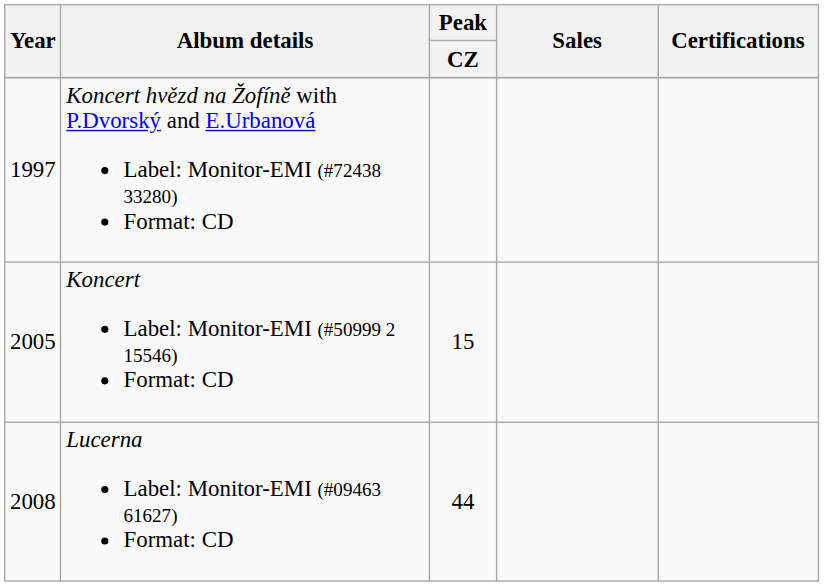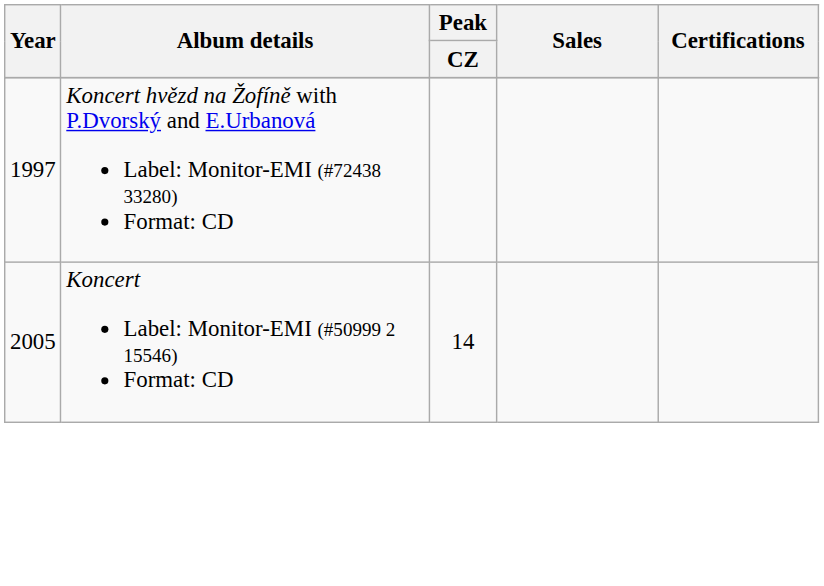(463, 341) 15 -> (463, 341) 14
- row: (245, 490)
